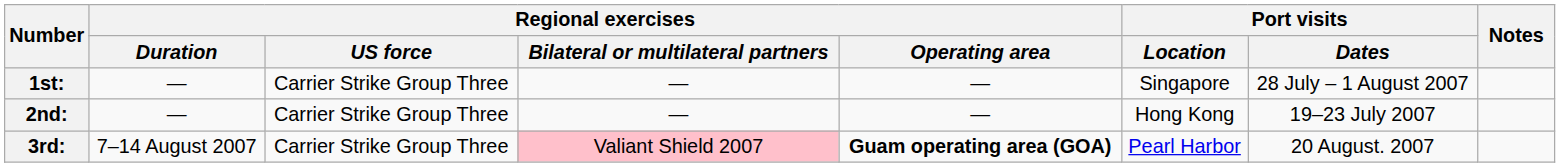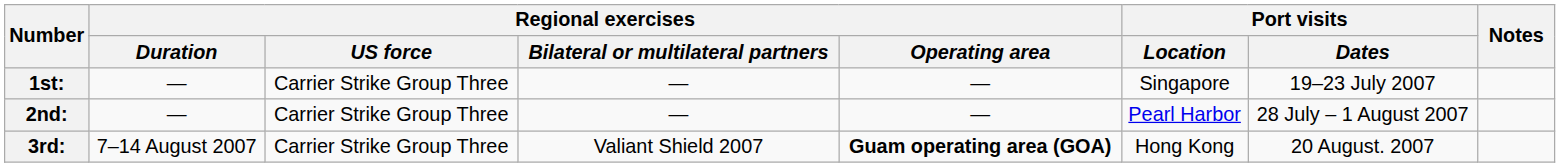(1363, 83) 28 July – 1 August 2007 -> (1363, 83) 19–23 July 2007
(1185, 114) Hong Kong -> (1185, 114) Pearl Harbor
(1363, 114) 19–23 July 2007 -> (1363, 114) 28 July – 1 August 2007
(678, 146) pink background -> (678, 146) no background
(1185, 146) Pearl Harbor -> (1185, 146) Hong Kong
